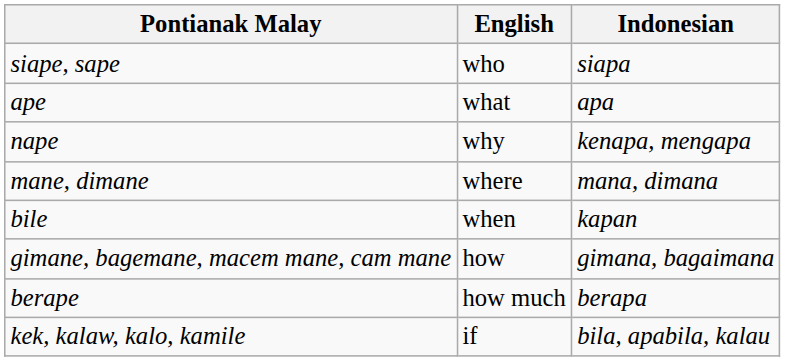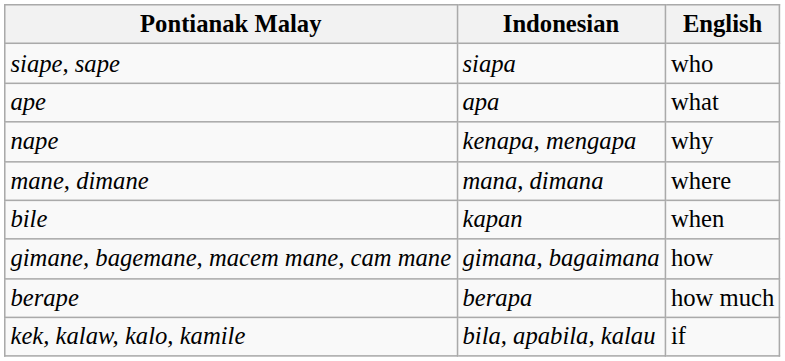columns swapped: (676, 24) <-> (514, 24)
